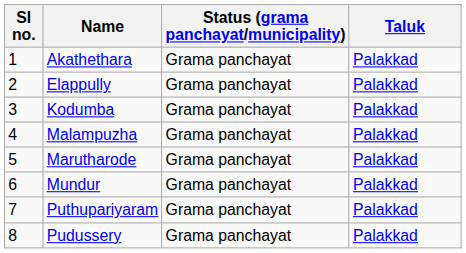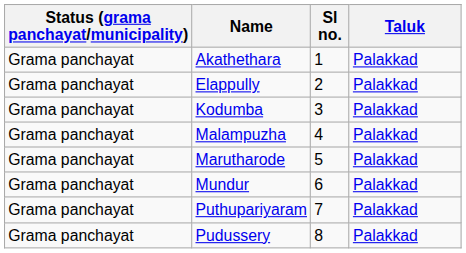columns swapped: (24, 26) <-> (256, 26)
